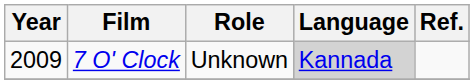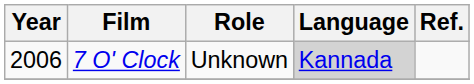(36, 60) 2009 -> (36, 60) 2006
